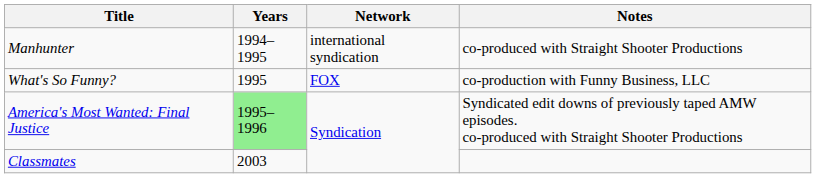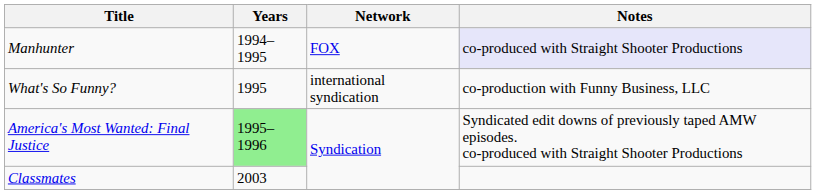(348, 48) international syndication -> (325, 48) FOX
(602, 48) no background -> (602, 48) lavender background
(325, 80) FOX -> (348, 88) international syndication
